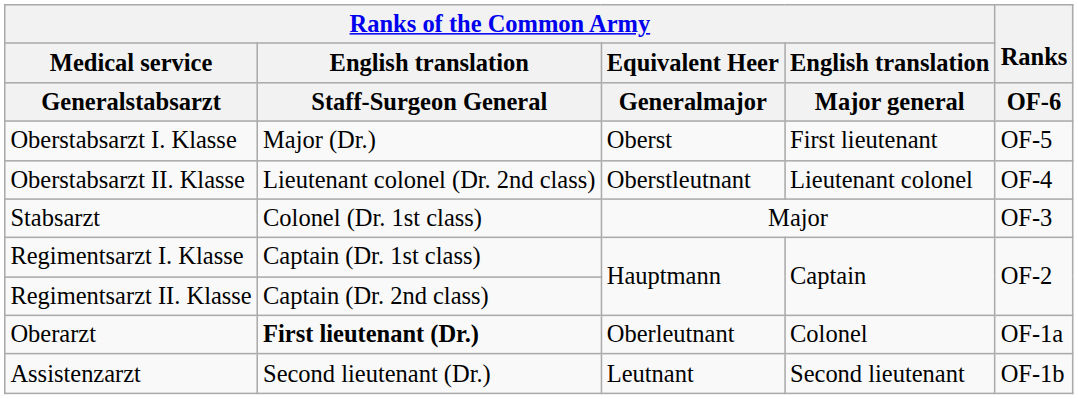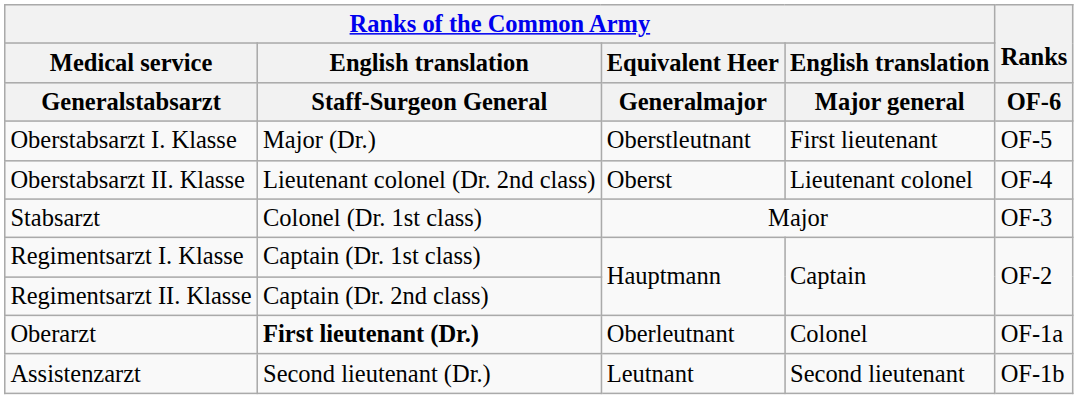(639, 140) Oberst -> (679, 140) Oberstleutnant
(679, 179) Oberstleutnant -> (639, 179) Oberst
